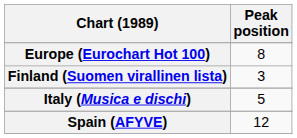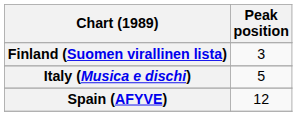- row: (117, 54)
